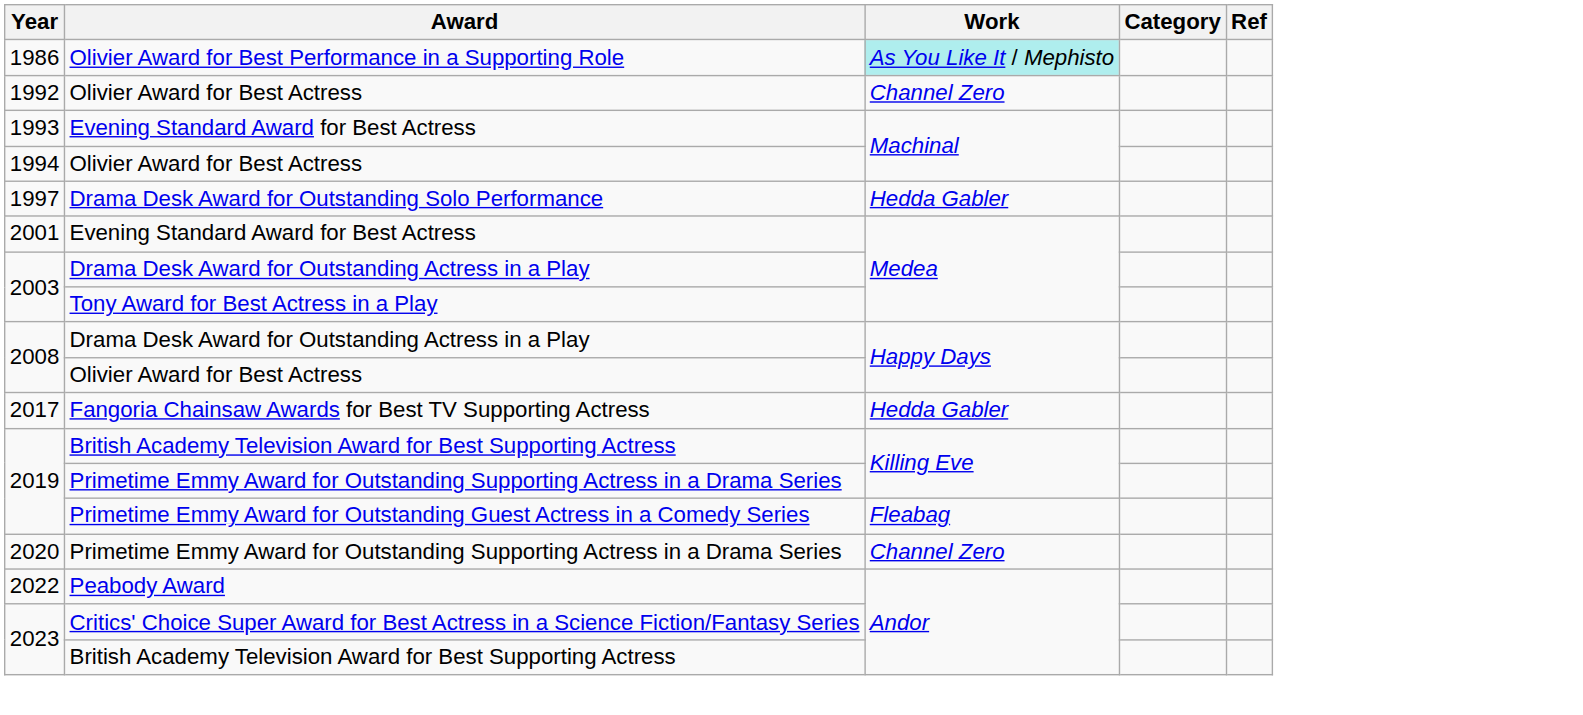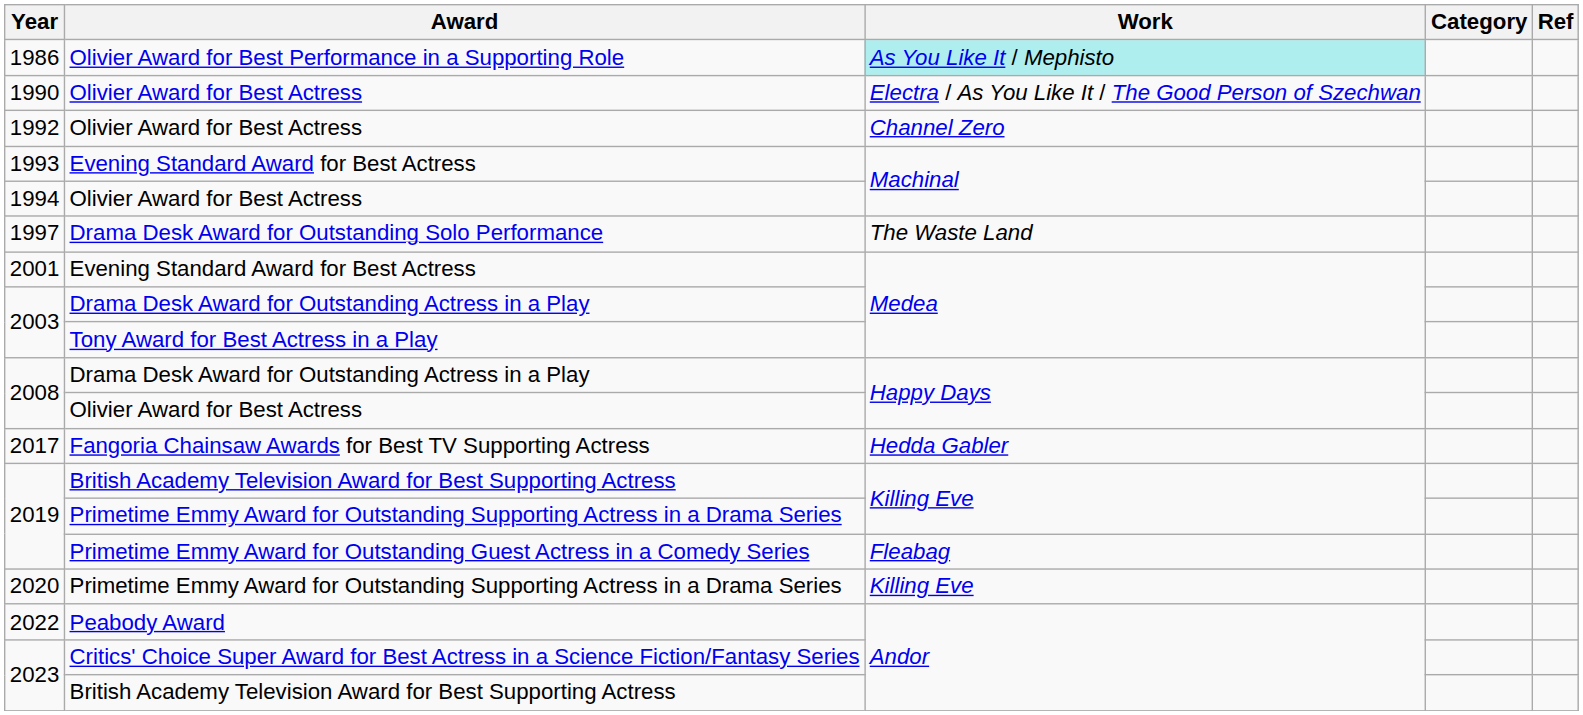+ row: (35, 92)
(939, 198) Hedda Gabler -> (951, 233) The Waste Land
(937, 551) Channel Zero -> (922, 586) Killing Eve
